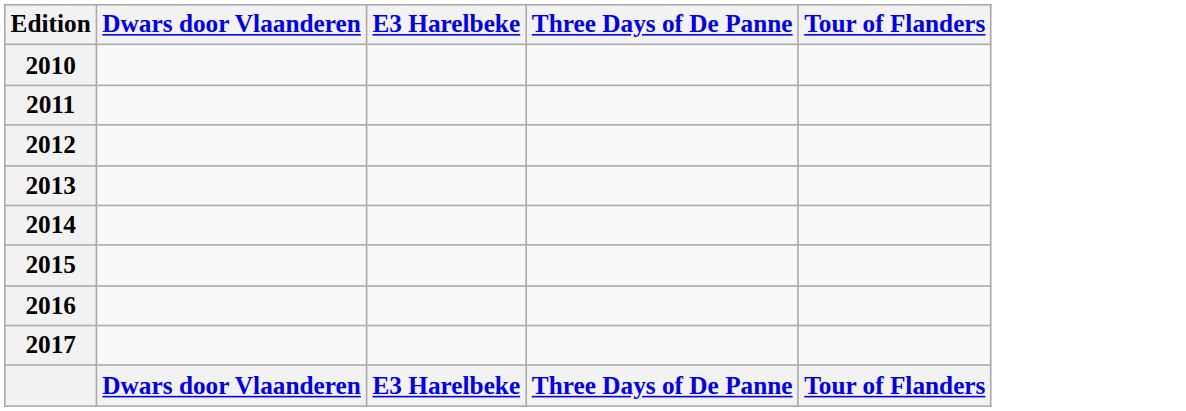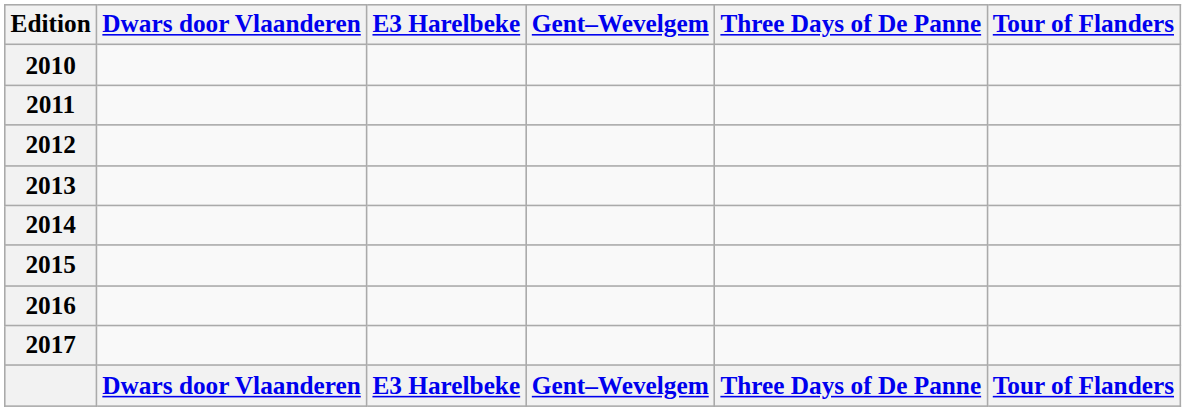+ column: (620, 24)
